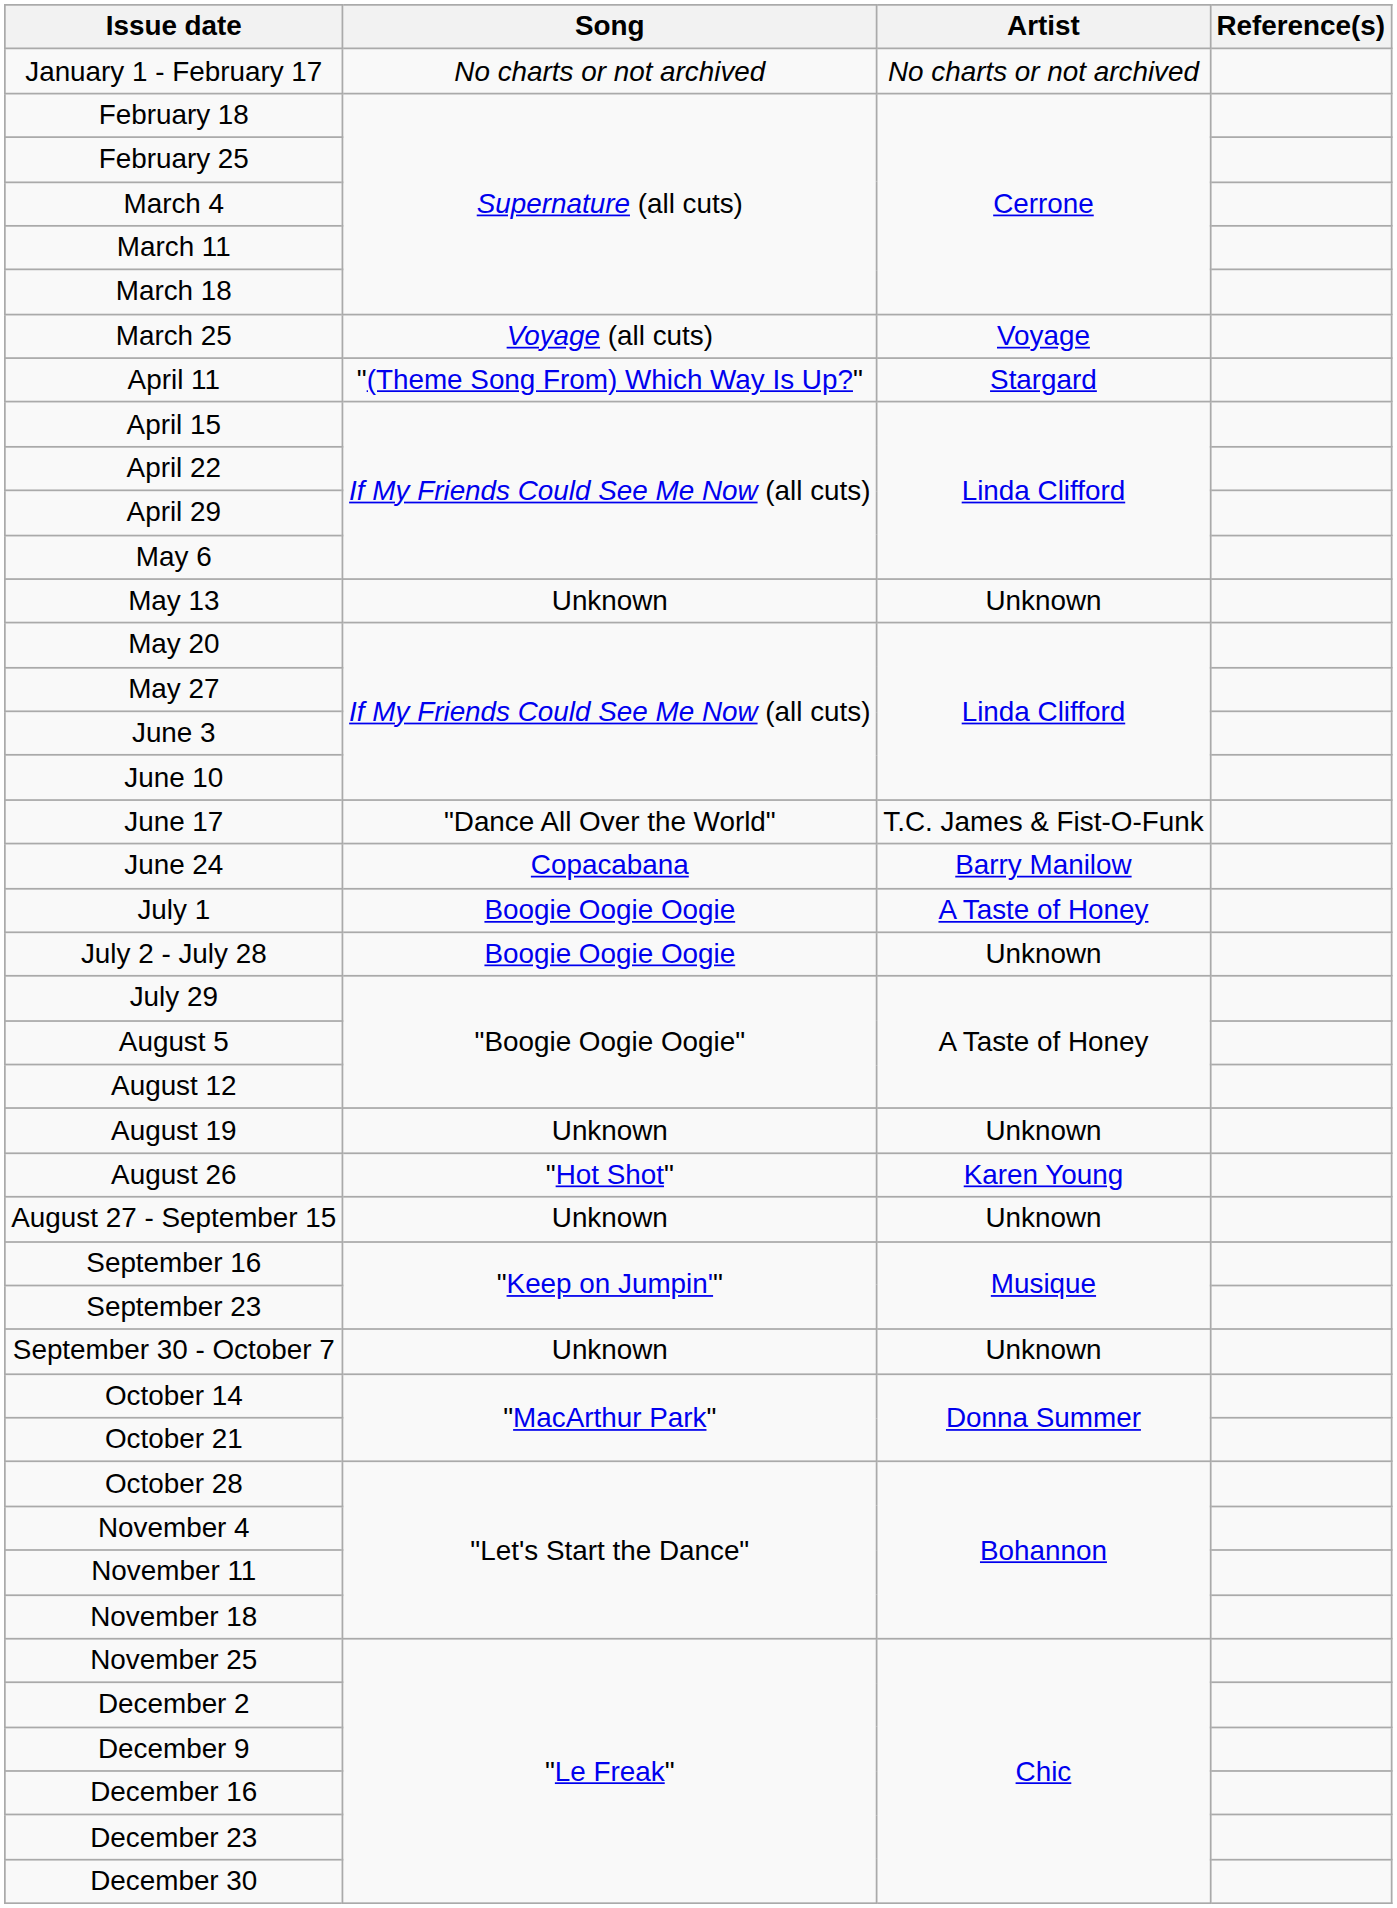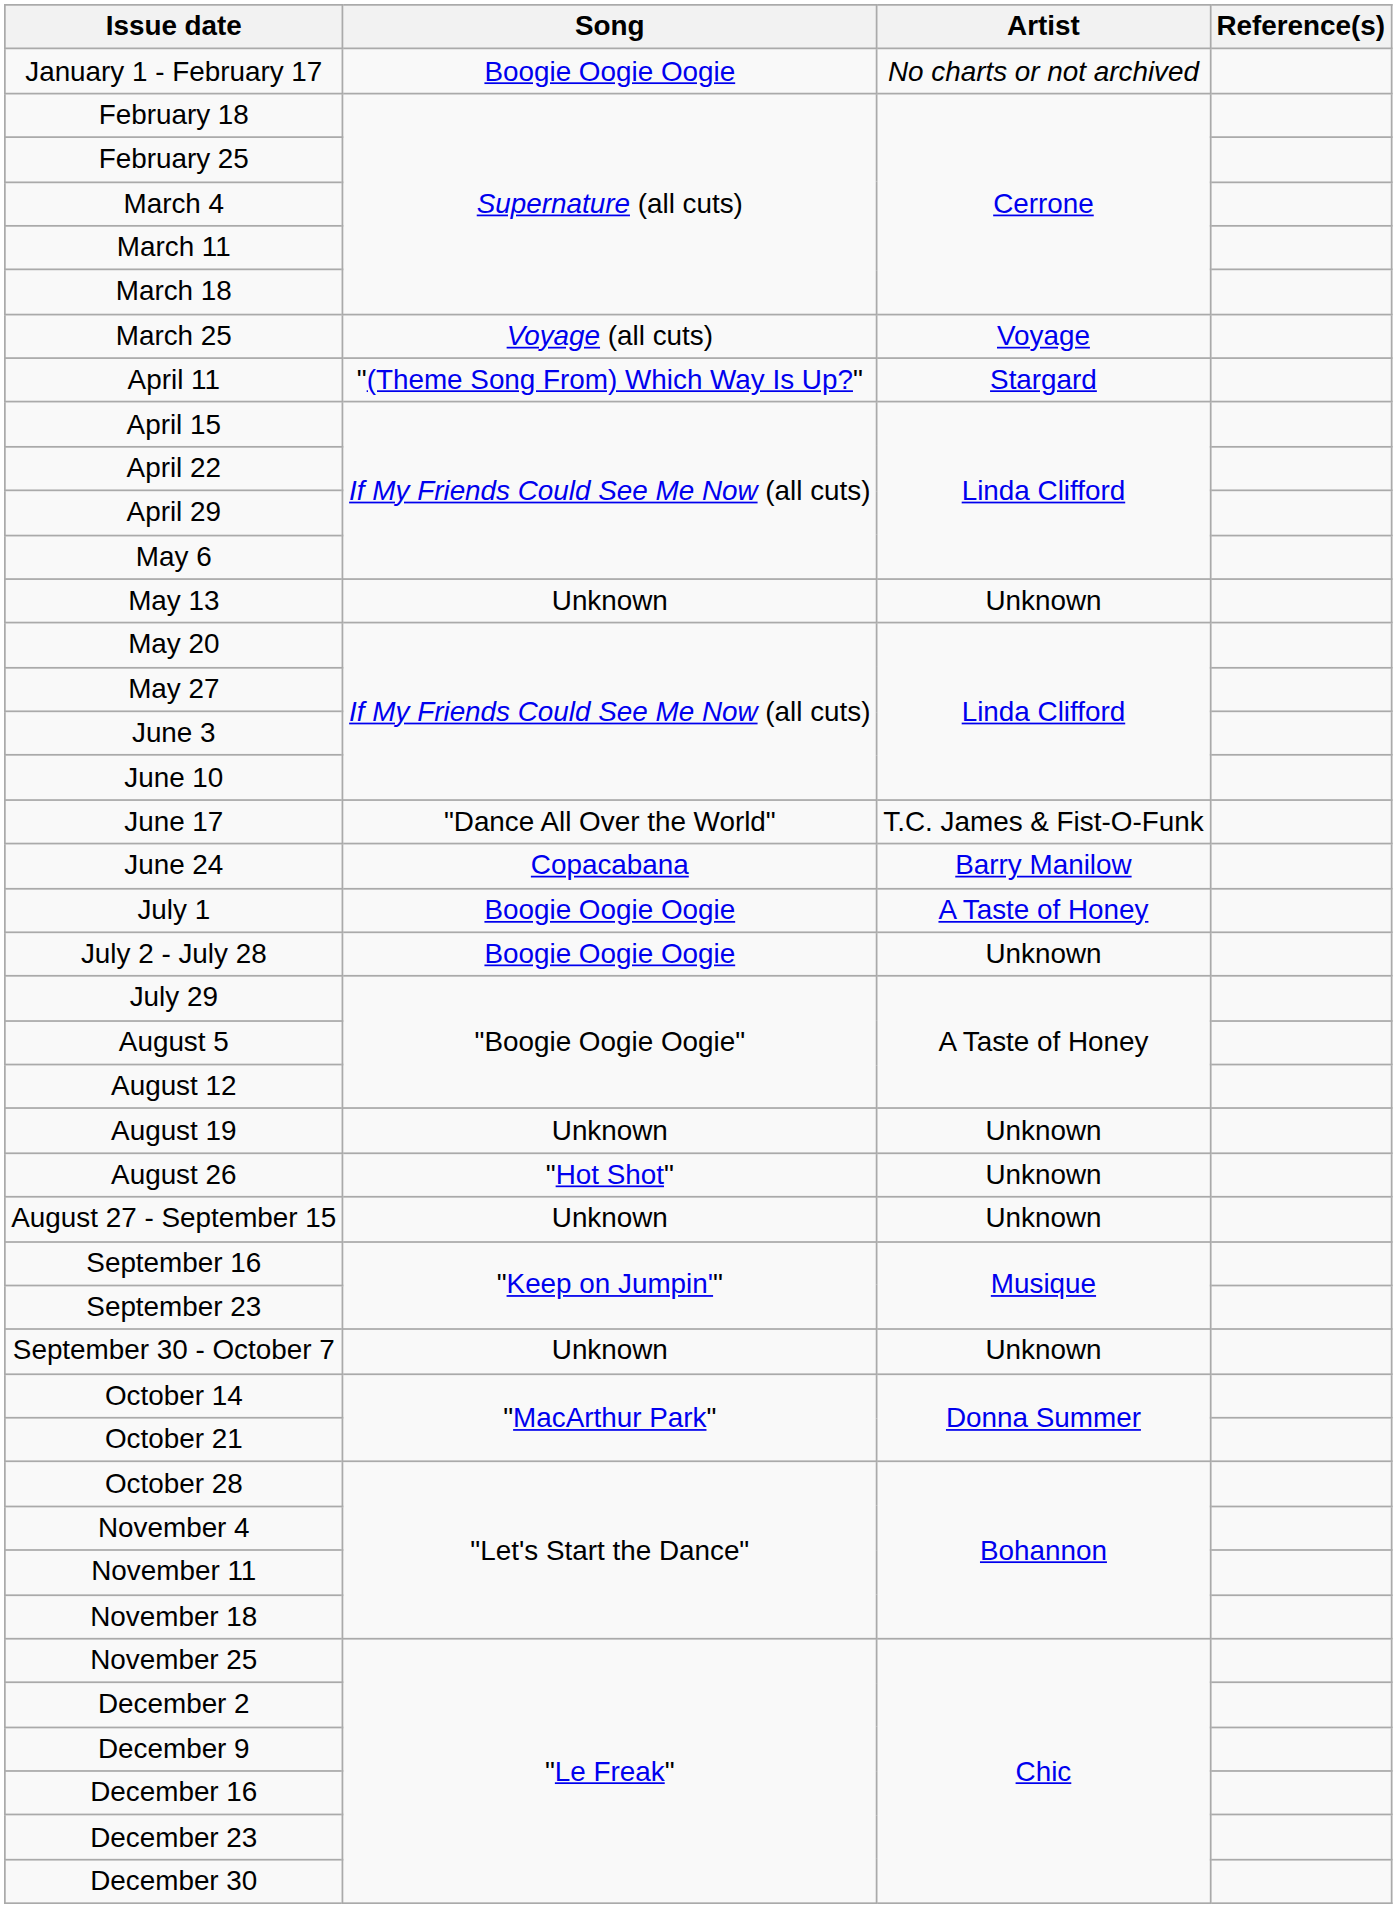(610, 70) No charts or not archived -> (610, 70) Boogie Oogie Oogie
(1043, 1174) Karen Young -> (1043, 1174) Unknown
